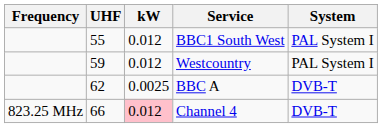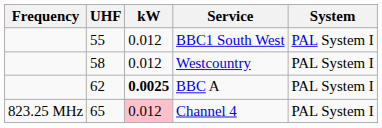(97, 63) 59 -> (97, 63) 58
(149, 87) normal -> (149, 87) bold
(314, 87) DVB-T -> (333, 87) PAL System I
(97, 110) 66 -> (97, 110) 65
(314, 110) DVB-T -> (333, 110) PAL System I
